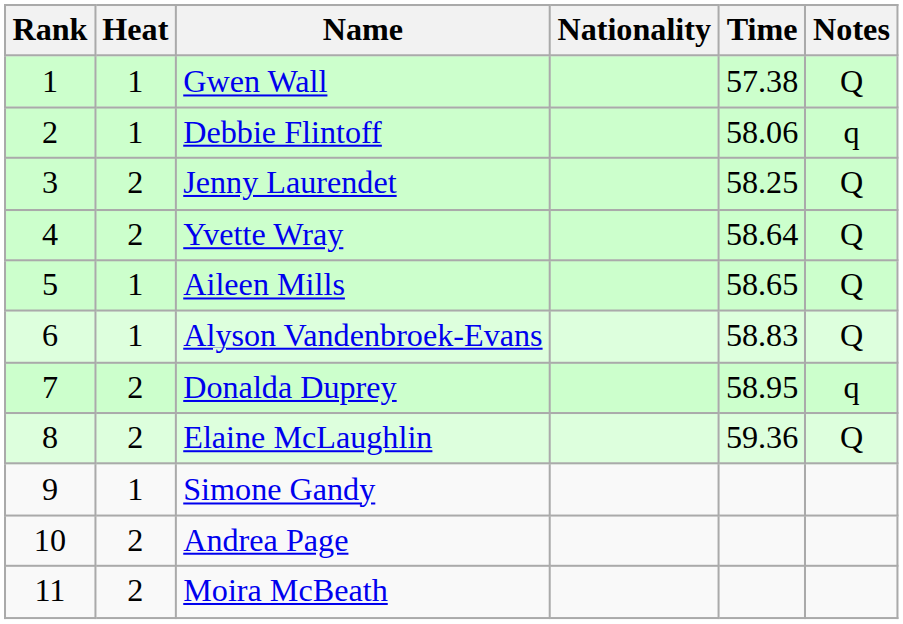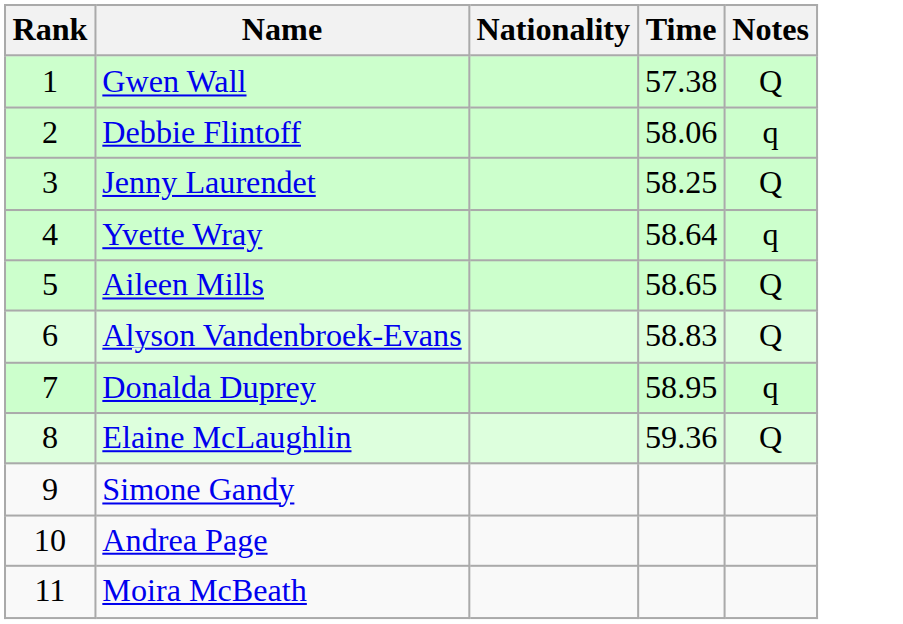- column: (135, 30)
(851, 234) Q -> (771, 234) q
